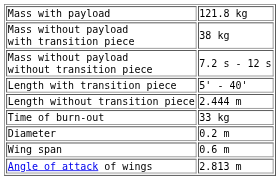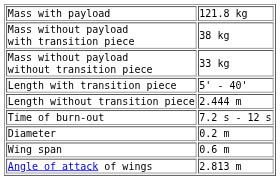(235, 63) 7.2 s - 12 s -> (214, 63) 33 kg
(214, 118) 33 kg -> (235, 118) 7.2 s - 12 s
